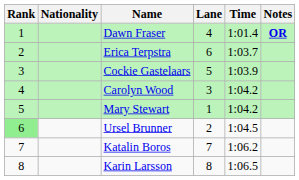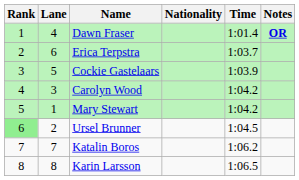columns swapped: (209, 14) <-> (69, 14)
